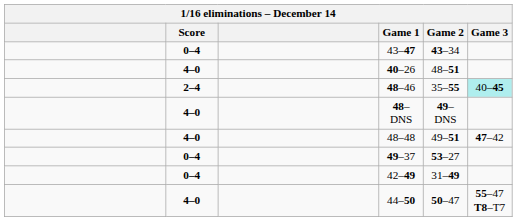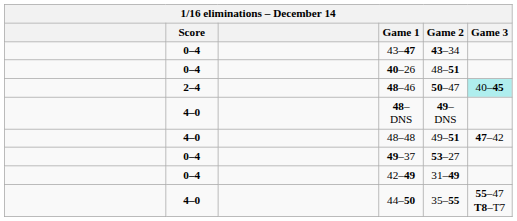(192, 69) 4–0 -> (192, 69) 0–4
(445, 88) 35–55 -> (445, 88) 50–47
(445, 200) 50–47 -> (445, 200) 35–55
